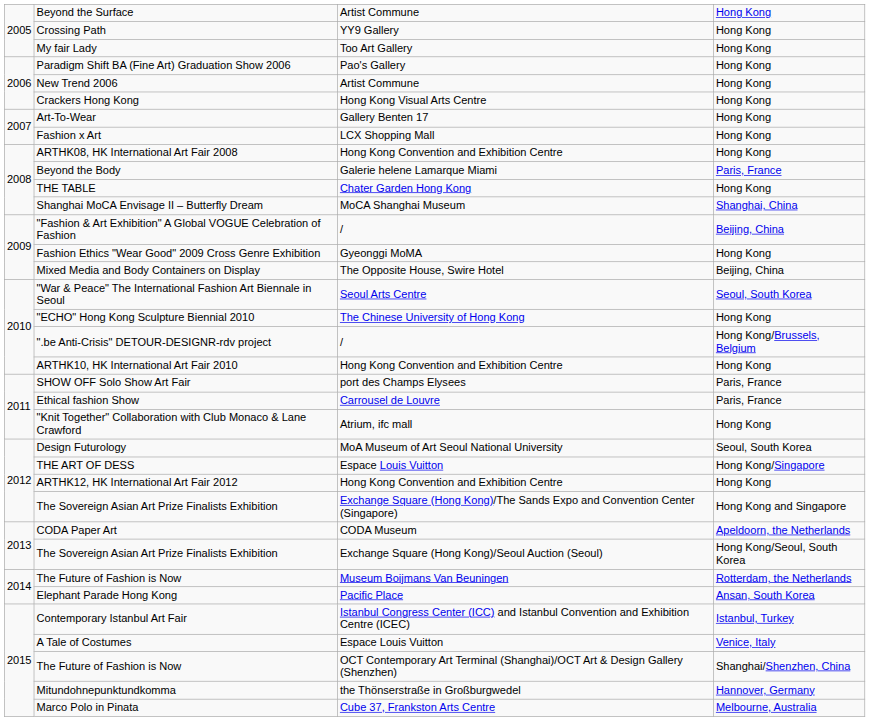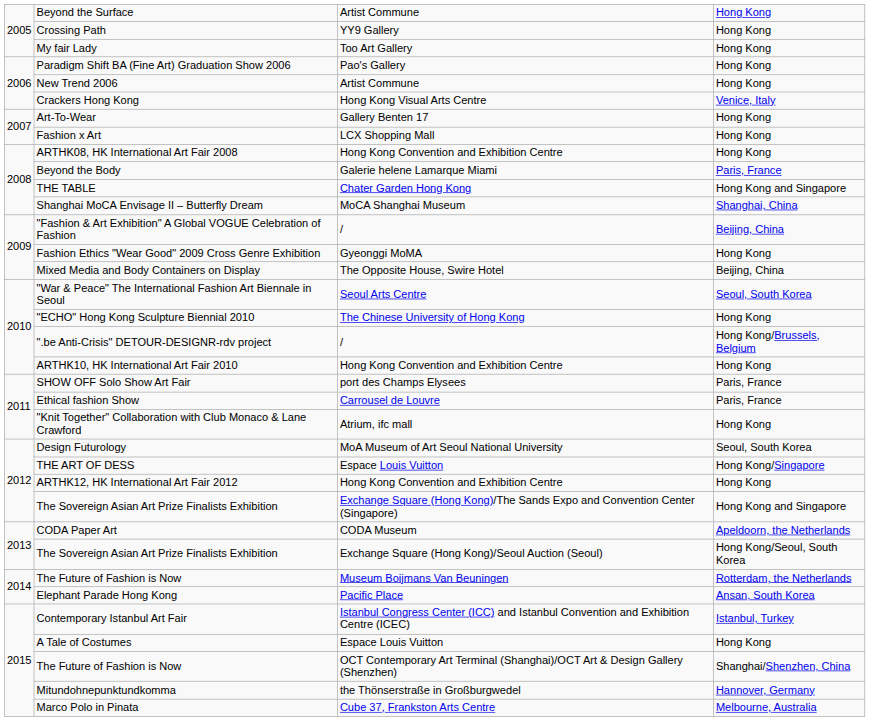(744, 100) Hong Kong -> (746, 100) Venice, Italy
(744, 188) Hong Kong -> (781, 188) Hong Kong and Singapore
(746, 642) Venice, Italy -> (744, 642) Hong Kong
